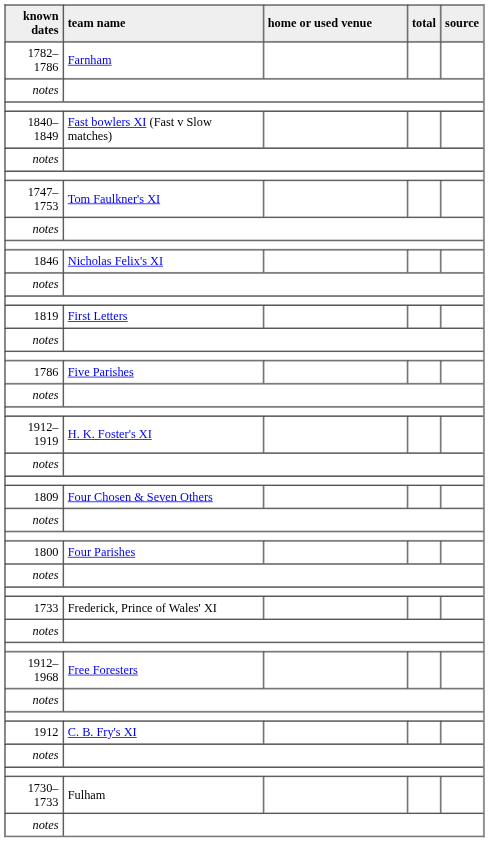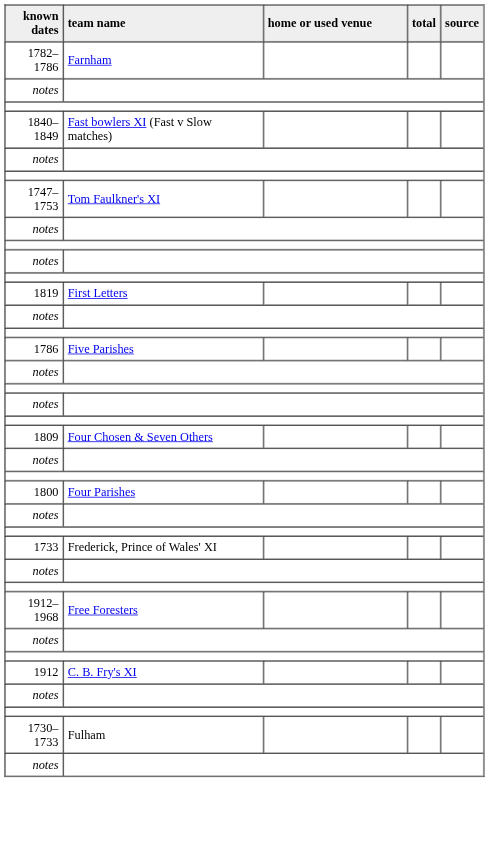- row: (46, 261)
- row: (43, 434)
